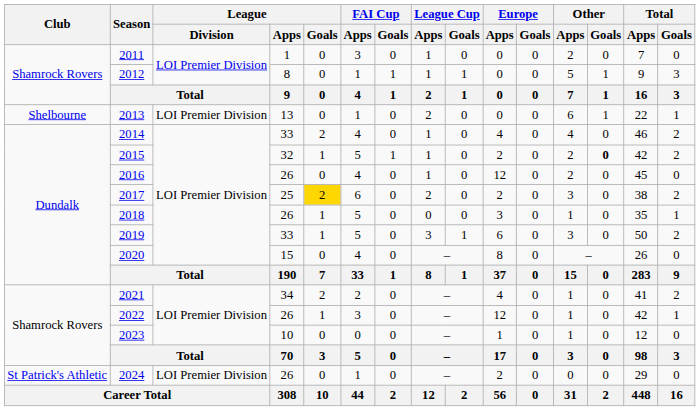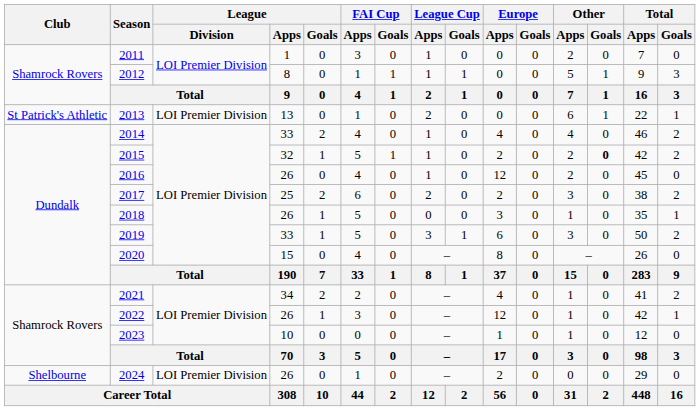(57, 114) Shelbourne -> (57, 114) St Patrick's Athletic
(322, 194) gold background -> (322, 194) no background
(57, 375) St Patrick's Athletic -> (57, 375) Shelbourne
